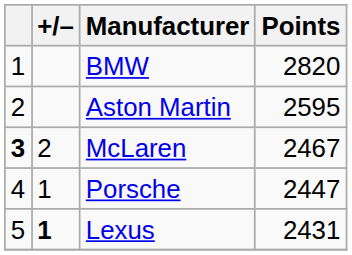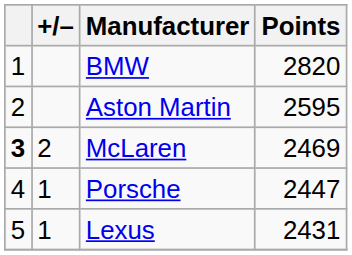(312, 148) 2467 -> (312, 148) 2469
(44, 230) bold -> (44, 230) normal
